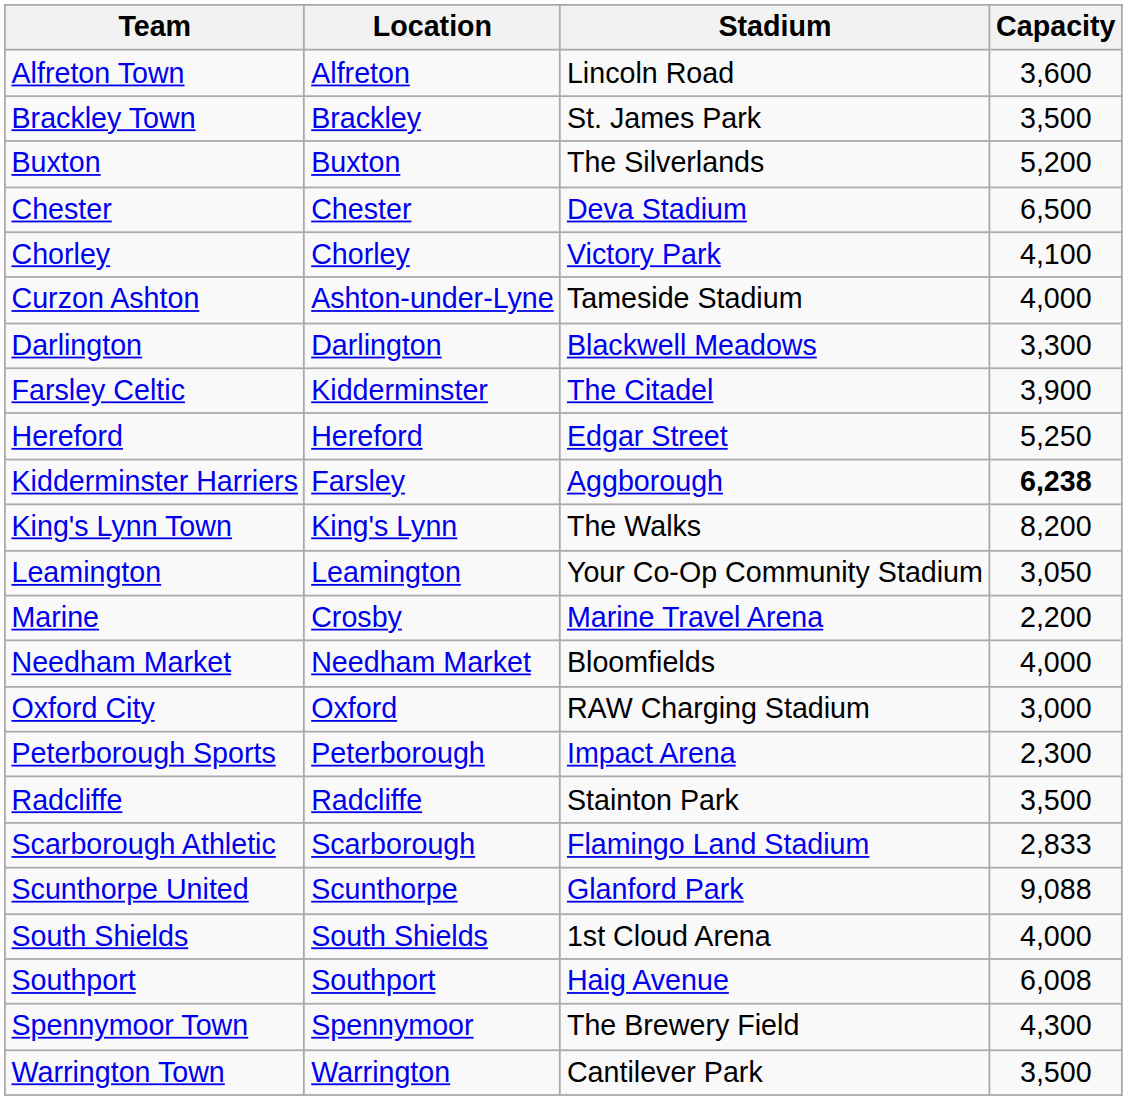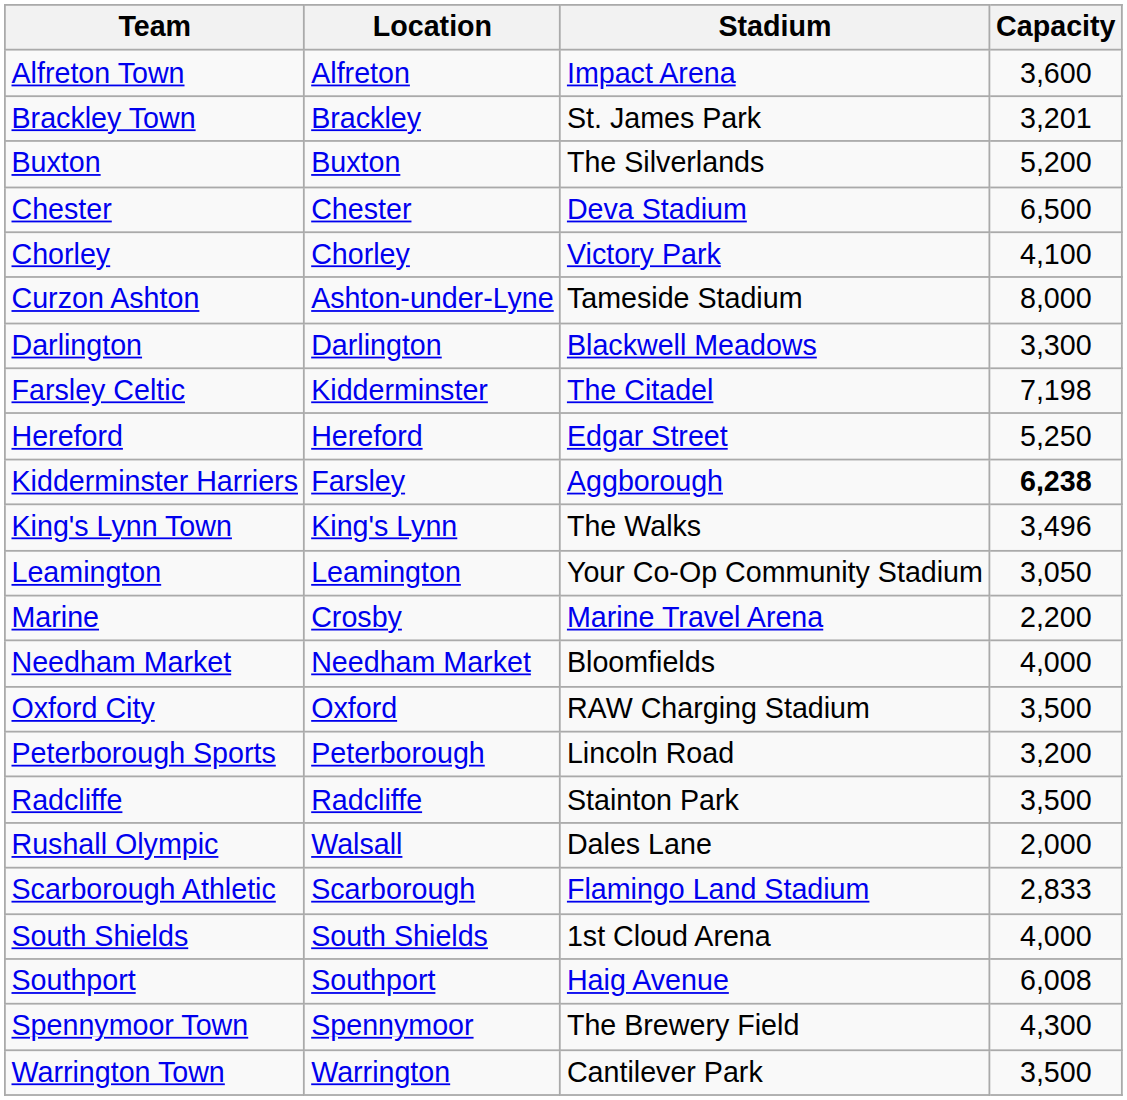(651, 72) Lincoln Road -> (651, 72) Impact Arena
(1056, 118) 3,500 -> (1056, 118) 3,201
(1056, 299) 4,000 -> (1056, 299) 8,000
(1056, 390) 3,900 -> (1056, 390) 7,198
(1056, 526) 8,200 -> (1056, 526) 3,496
(1056, 708) 3,000 -> (1056, 708) 3,500
(651, 753) Impact Arena -> (651, 753) Lincoln Road
(1056, 753) 2,300 -> (1056, 753) 3,200
+ row: (115, 844)
- row: (130, 890)
